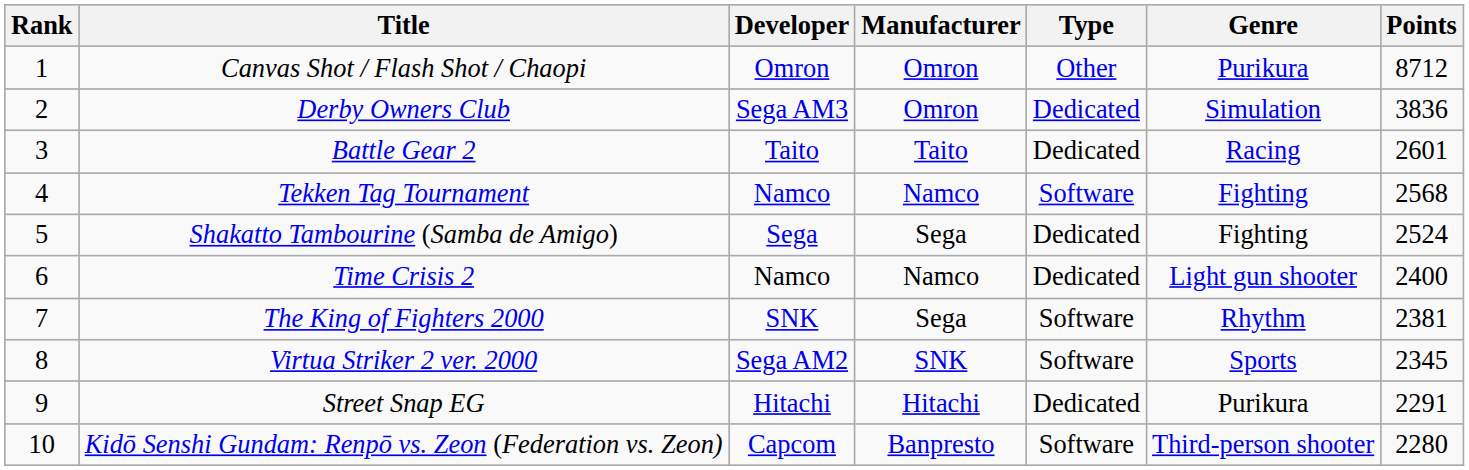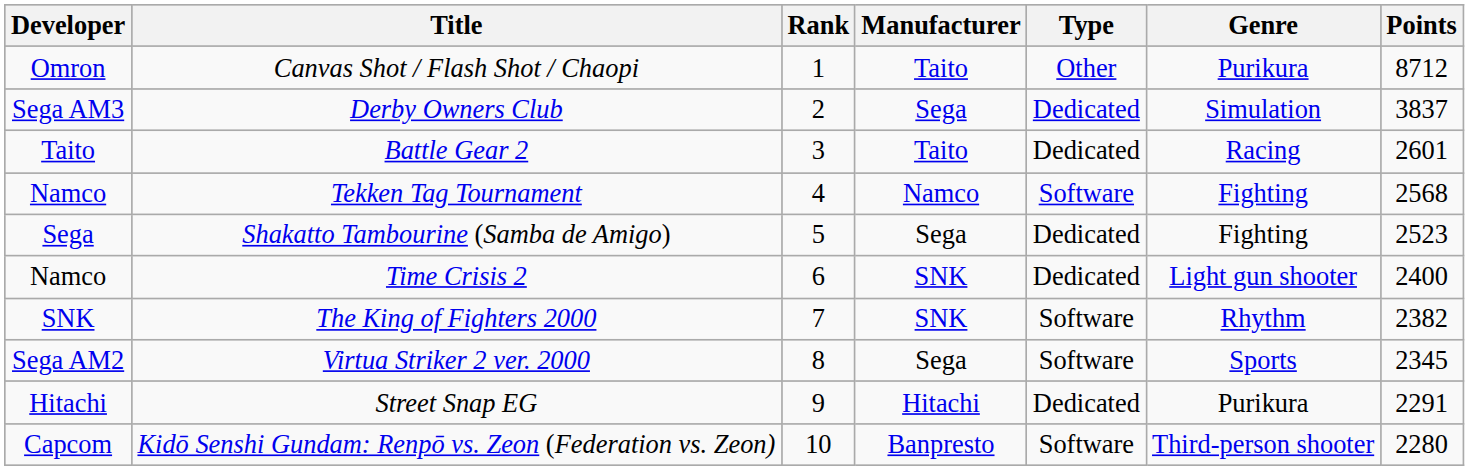columns swapped: (42, 25) <-> (792, 25)
(941, 67) Omron -> (941, 67) Taito
(941, 109) Omron -> (941, 109) Sega
(1422, 109) 3836 -> (1422, 109) 3837
(1422, 234) 2524 -> (1422, 234) 2523
(941, 276) Namco -> (941, 276) SNK
(941, 318) Sega -> (941, 318) SNK
(1422, 318) 2381 -> (1422, 318) 2382
(941, 360) SNK -> (941, 360) Sega
